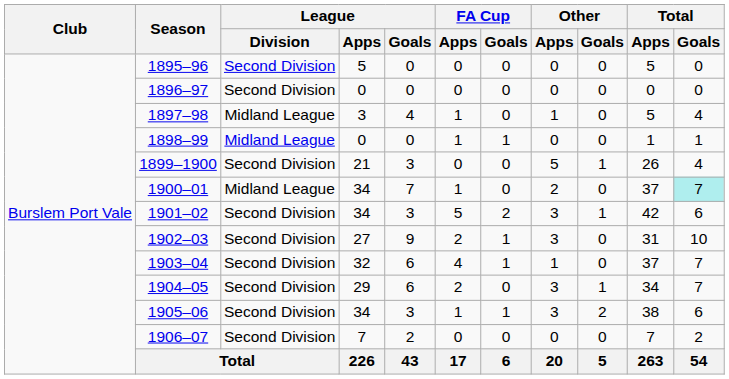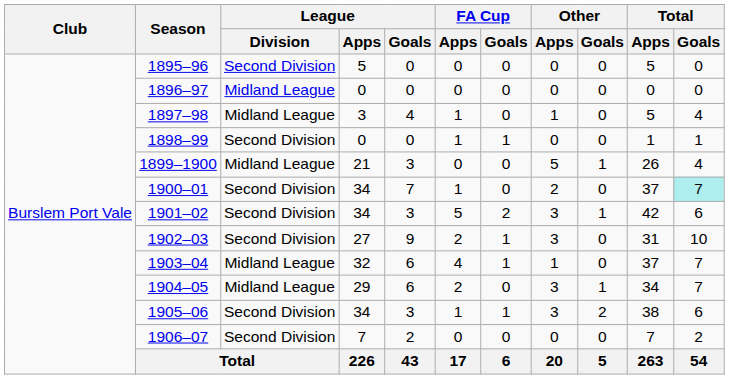(280, 90) Second Division -> (280, 90) Midland League
(280, 139) Midland League -> (280, 139) Second Division
(280, 164) Second Division -> (280, 164) Midland League
(280, 189) Midland League -> (280, 189) Second Division
(280, 262) Second Division -> (280, 262) Midland League
(280, 287) Second Division -> (280, 287) Midland League
